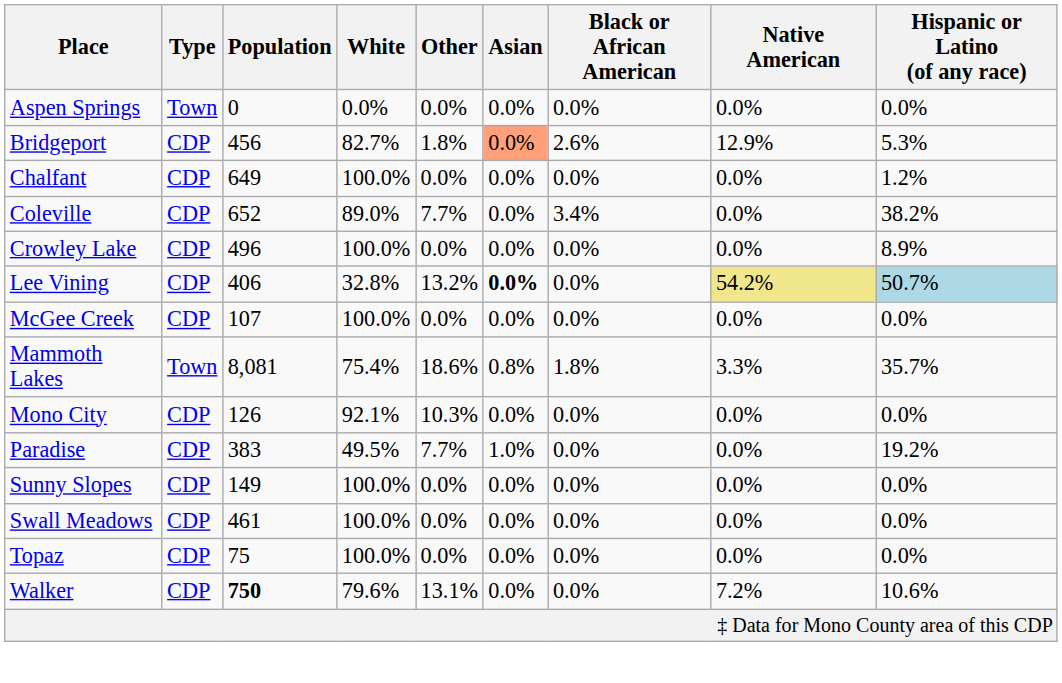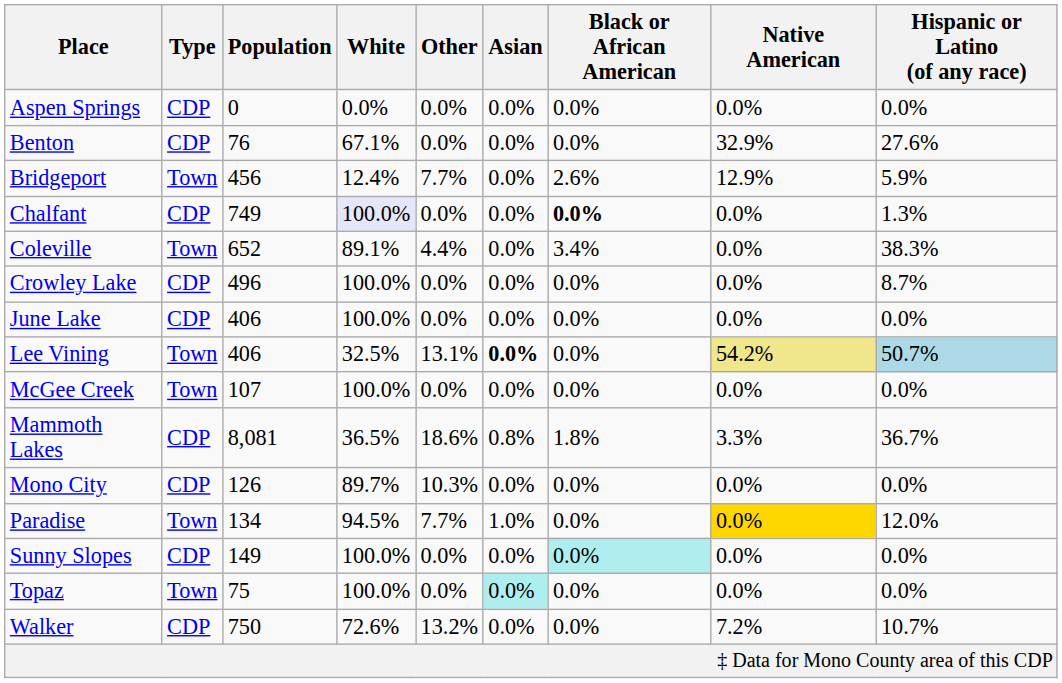(192, 107) Town -> (189, 107) CDP
+ row: (42, 142)
(189, 142) CDP -> (192, 177) Town
(370, 142) 82.7% -> (370, 177) 12.4%
(444, 142) 1.8% -> (444, 177) 7.7%
(511, 142) lightsalmon background -> (511, 177) no background
(904, 142) 5.3% -> (904, 177) 5.9%
(244, 177) 649 -> (244, 213) 749
(376, 177) no background -> (376, 213) lavender background
(576, 177) normal -> (578, 213) bold
(904, 177) 1.2% -> (904, 213) 1.3%
(189, 213) CDP -> (192, 248) Town
(370, 213) 89.0% -> (370, 248) 89.1%
(444, 213) 7.7% -> (444, 248) 4.4%
(910, 213) 38.2% -> (910, 248) 38.3%
(904, 248) 8.9% -> (904, 283) 8.7%
+ row: (55, 319)
(189, 283) CDP -> (192, 354) Town
(370, 283) 32.8% -> (370, 354) 32.5%
(449, 283) 13.2% -> (449, 354) 13.1%
(189, 319) CDP -> (192, 389) Town
(192, 366) Town -> (189, 437) CDP
(370, 366) 75.4% -> (370, 437) 36.5%
(910, 366) 35.7% -> (910, 437) 36.7%
(370, 414) 92.1% -> (370, 485) 89.7%
(189, 449) CDP -> (192, 520) Town
(244, 449) 383 -> (244, 520) 134
(370, 449) 49.5% -> (370, 520) 94.5%
(739, 449) no background -> (739, 520) gold background
(910, 449) 19.2% -> (910, 520) 12.0%
(576, 485) no background -> (576, 555) paleturquoise background
- row: (81, 520)
(189, 555) CDP -> (192, 590) Town
(511, 555) no background -> (511, 590) paleturquoise background
(244, 590) bold -> (244, 626) normal
(370, 590) 79.6% -> (370, 626) 72.6%
(449, 590) 13.1% -> (449, 626) 13.2%
(910, 590) 10.6% -> (910, 626) 10.7%
